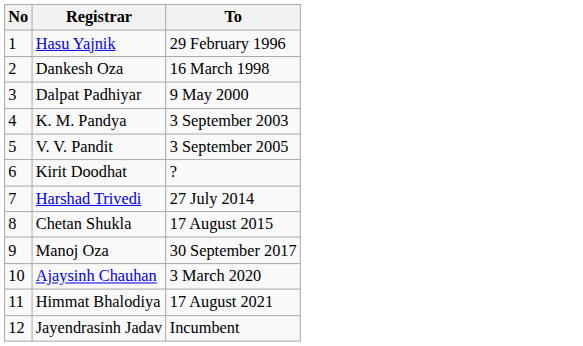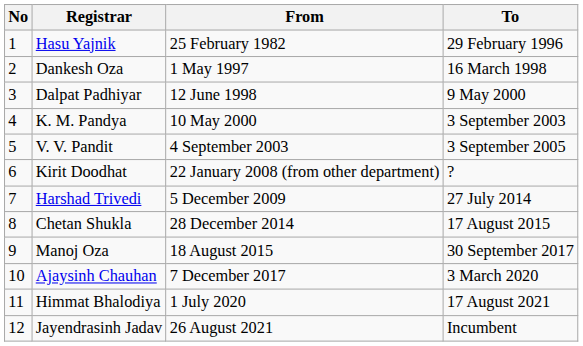+ column: (305, 17)
